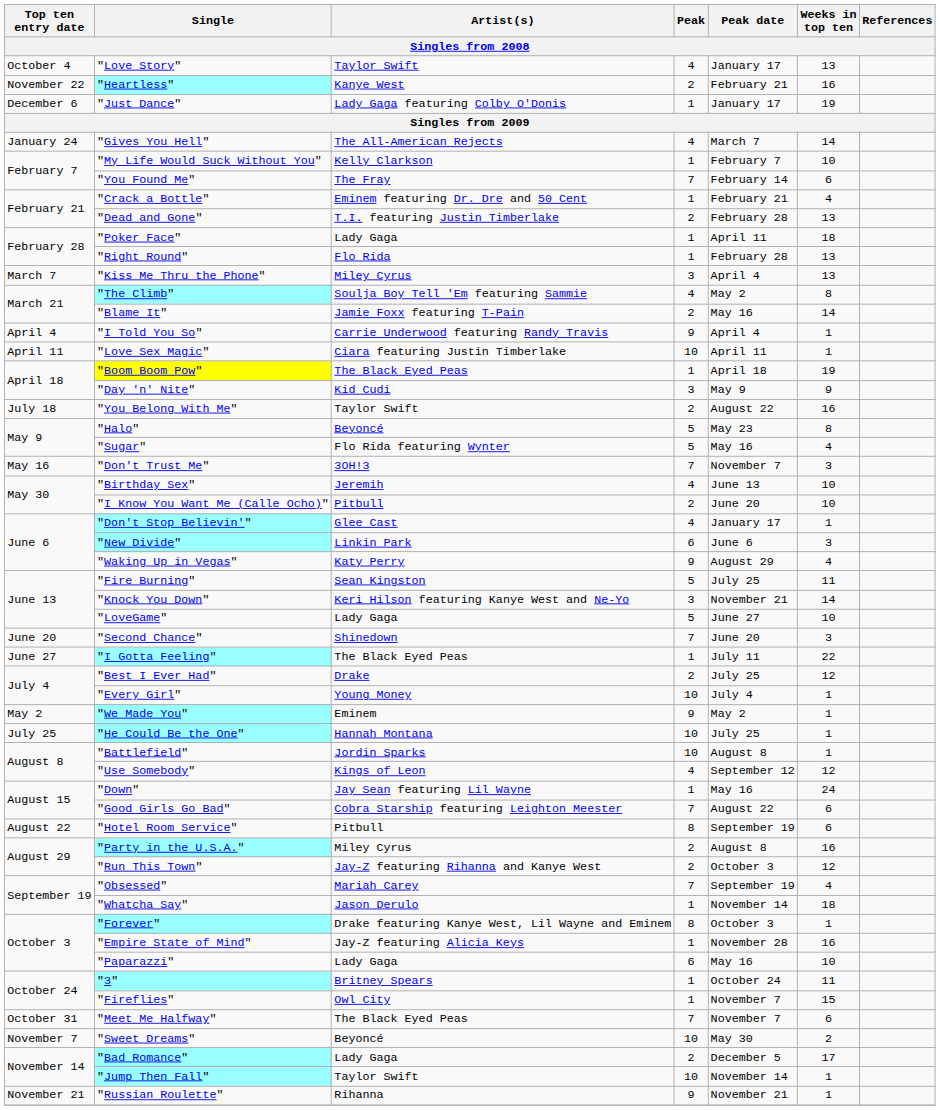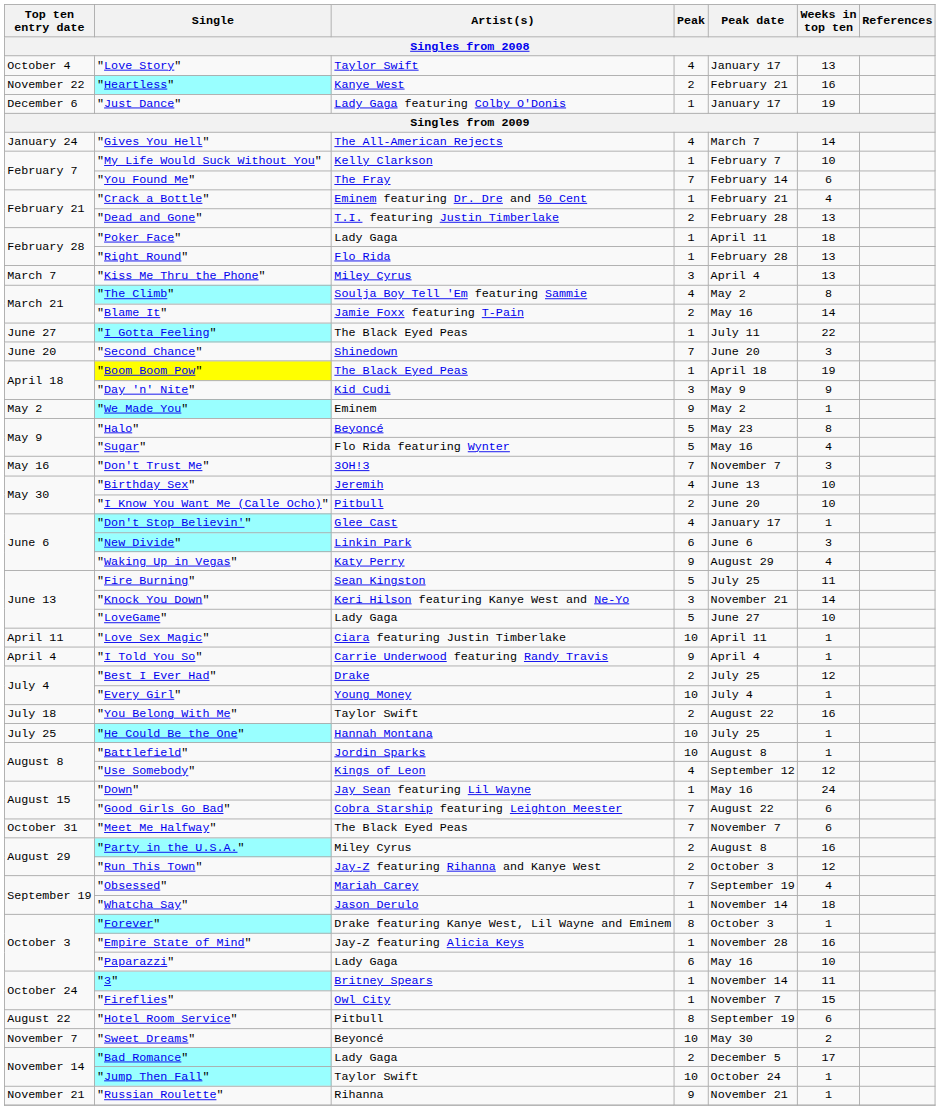rows swapped: (150, 333) <-> (157, 657)
rows swapped: (153, 352) <-> (150, 638)
rows swapped: (143, 714) <-> (167, 409)
rows swapped: (167, 828) <-> (157, 1019)
(746, 981) October 24 -> (749, 981) November 14
(749, 1076) November 14 -> (746, 1076) October 24
